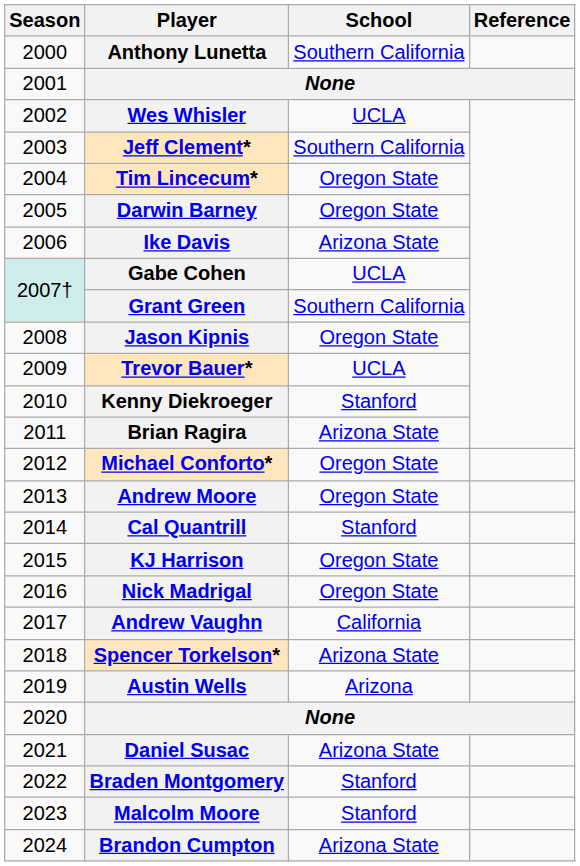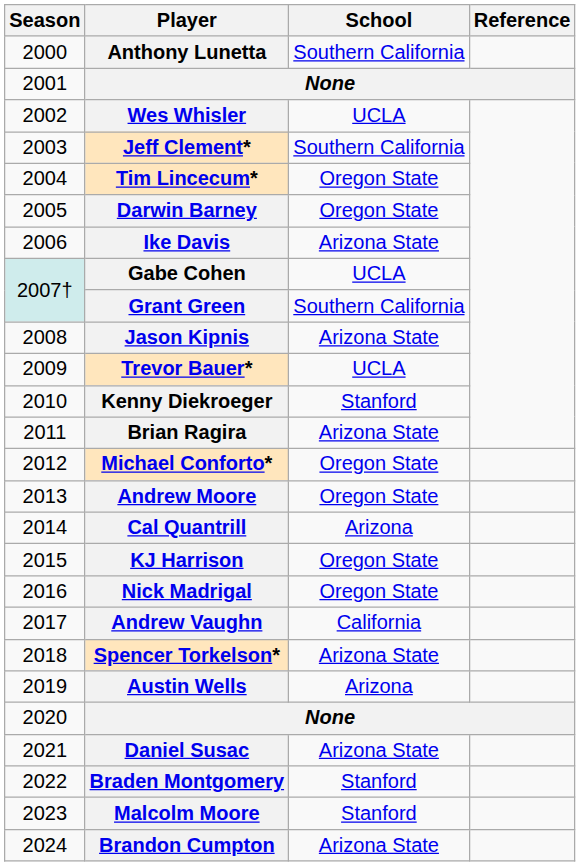(379, 337) Oregon State -> (379, 337) Arizona State
(379, 527) Stanford -> (379, 527) Arizona
